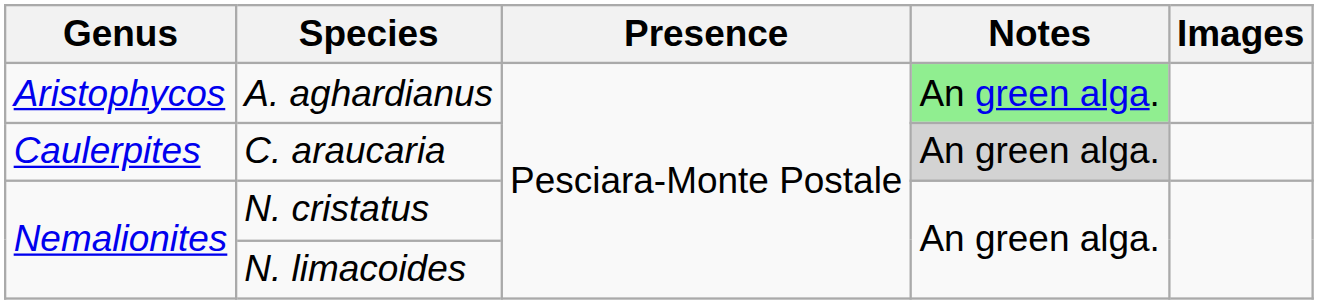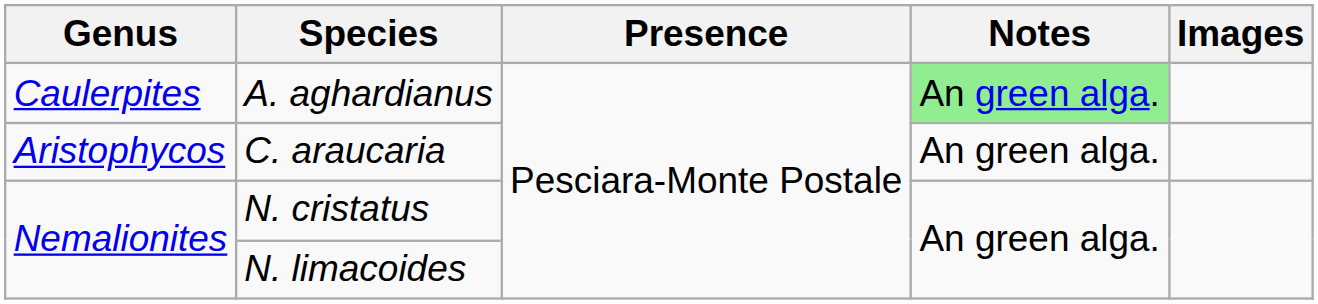(119, 92) Aristophycos -> (107, 92) Caulerpites
(107, 151) Caulerpites -> (119, 151) Aristophycos
(1040, 151) lightgrey background -> (1040, 151) no background
